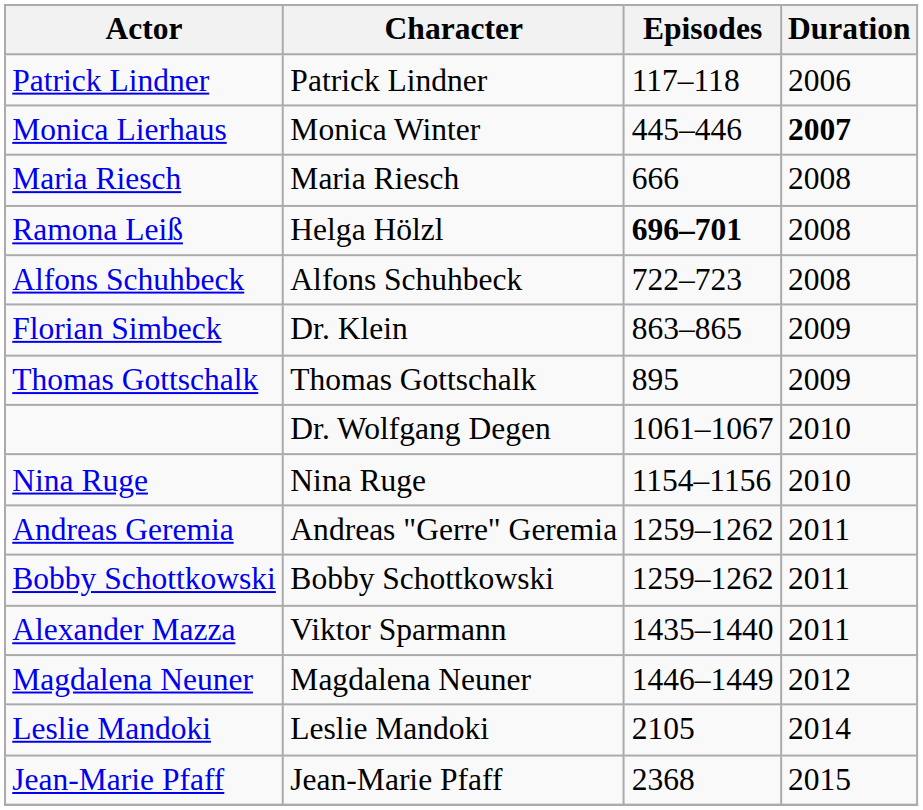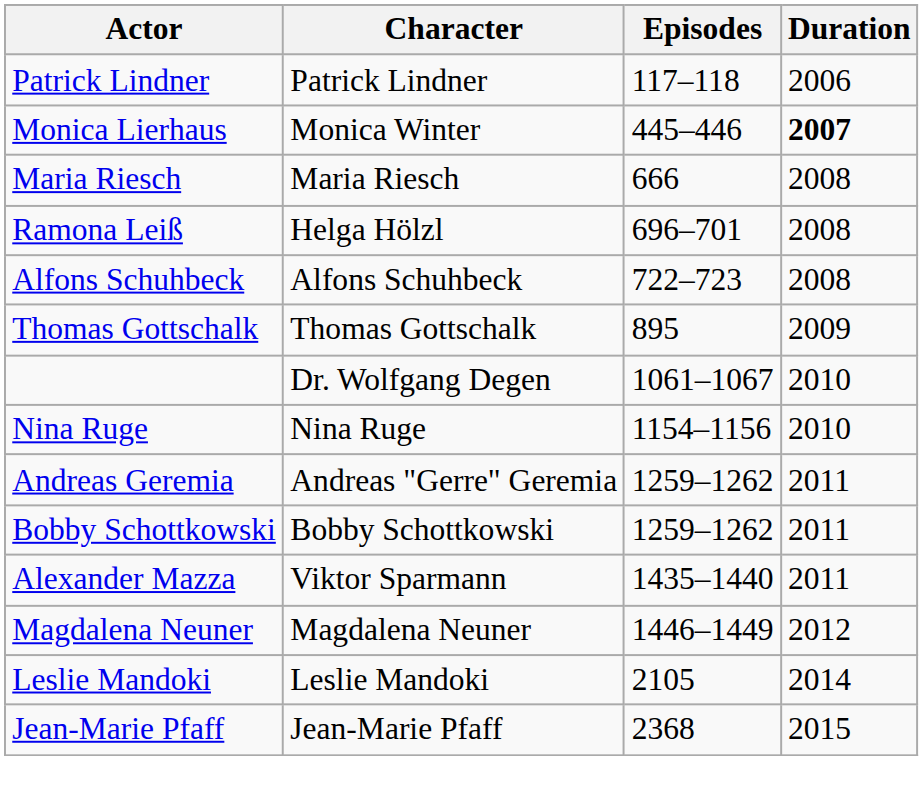(687, 229) bold -> (687, 229) normal
- row: (117, 329)
